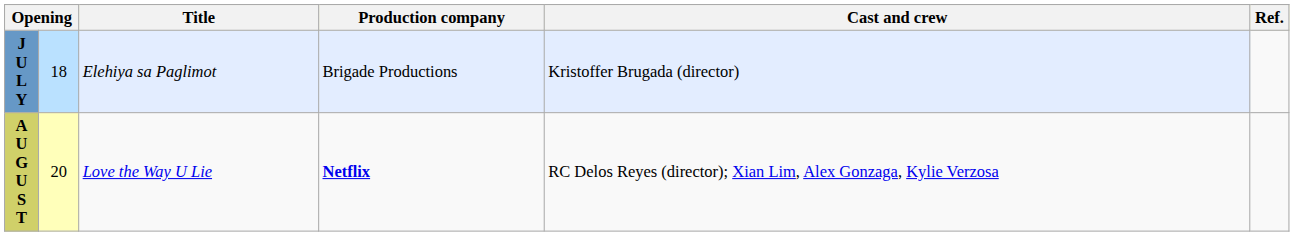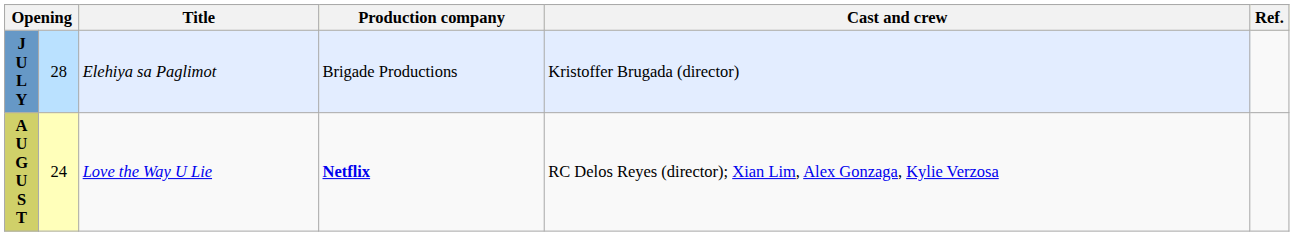(59, 71) 18 -> (59, 71) 28
(59, 171) 20 -> (59, 171) 24
